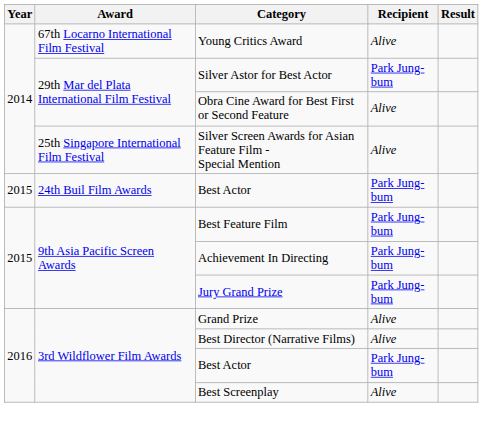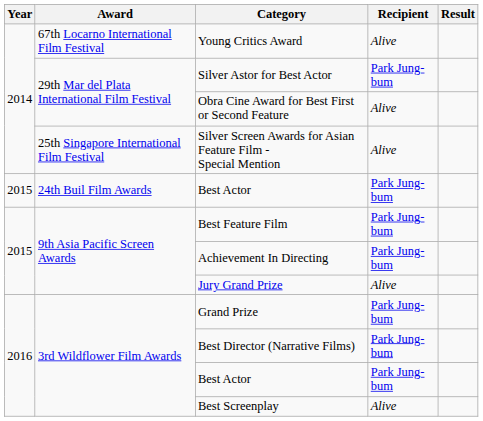(398, 292) Park Jung-bum -> (384, 285) Alive
(384, 318) Alive -> (398, 311) Park Jung-bum
(384, 338) Alive -> (398, 345) Park Jung-bum
